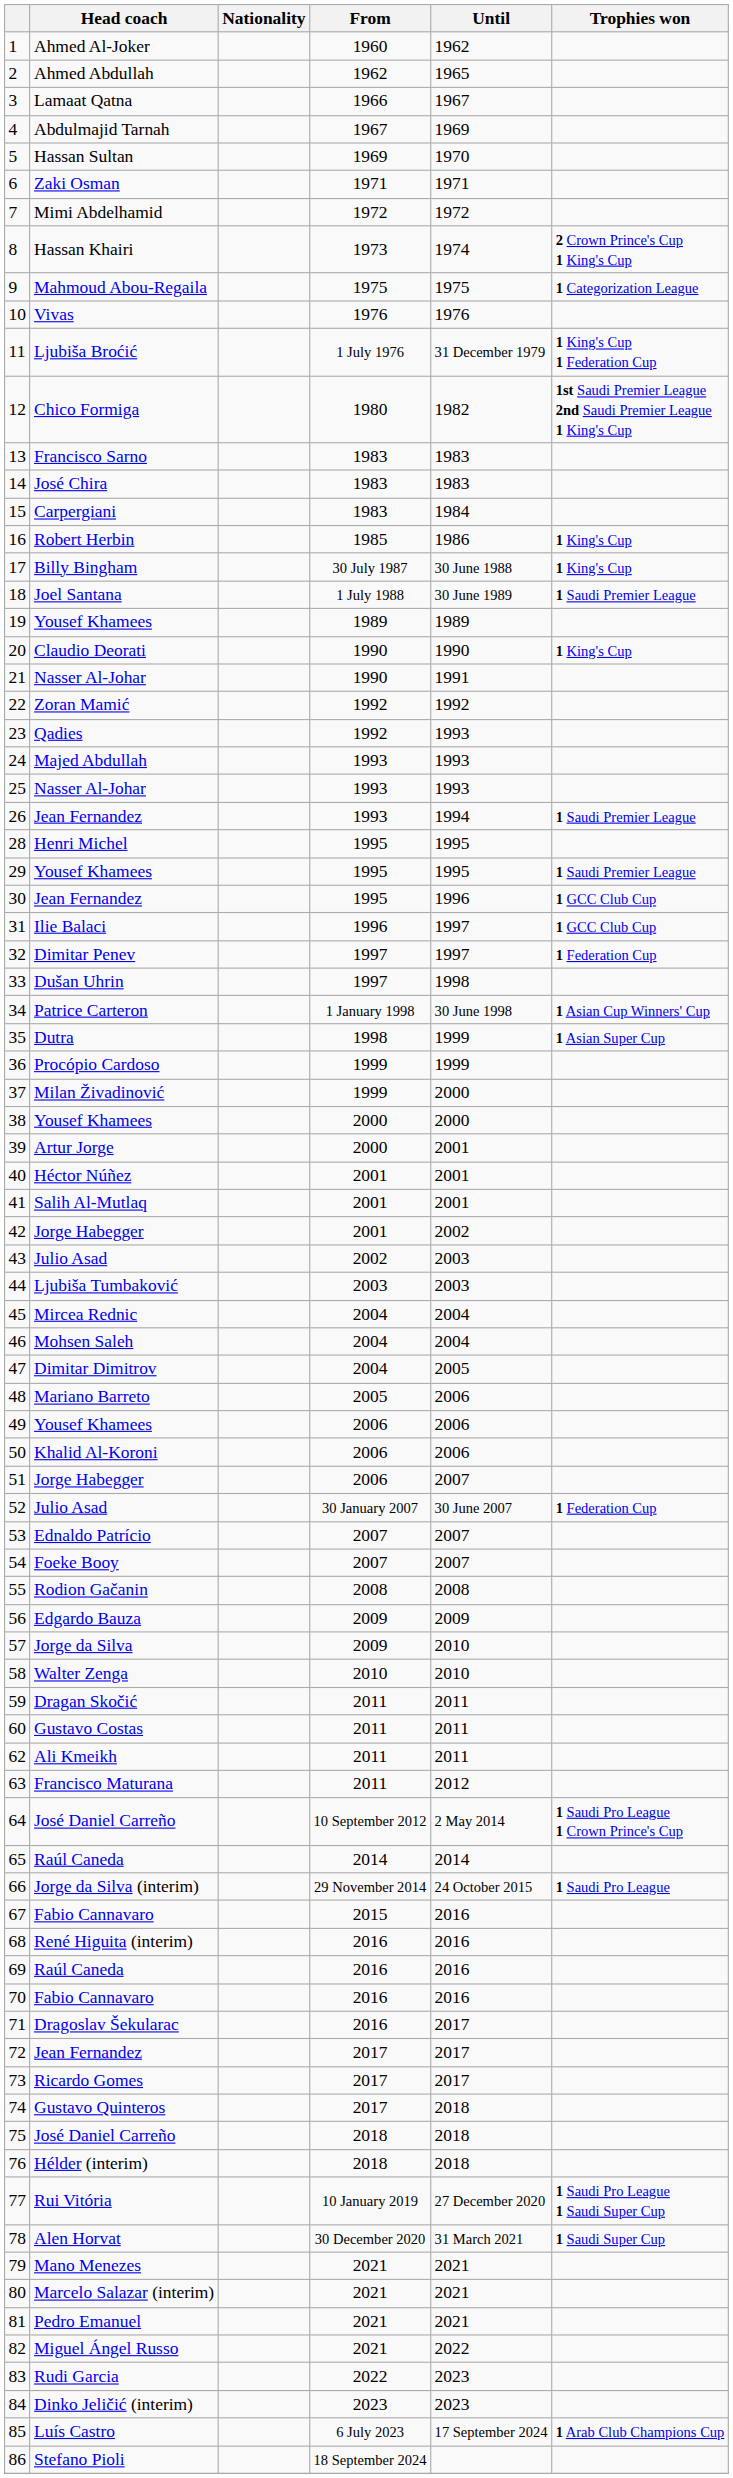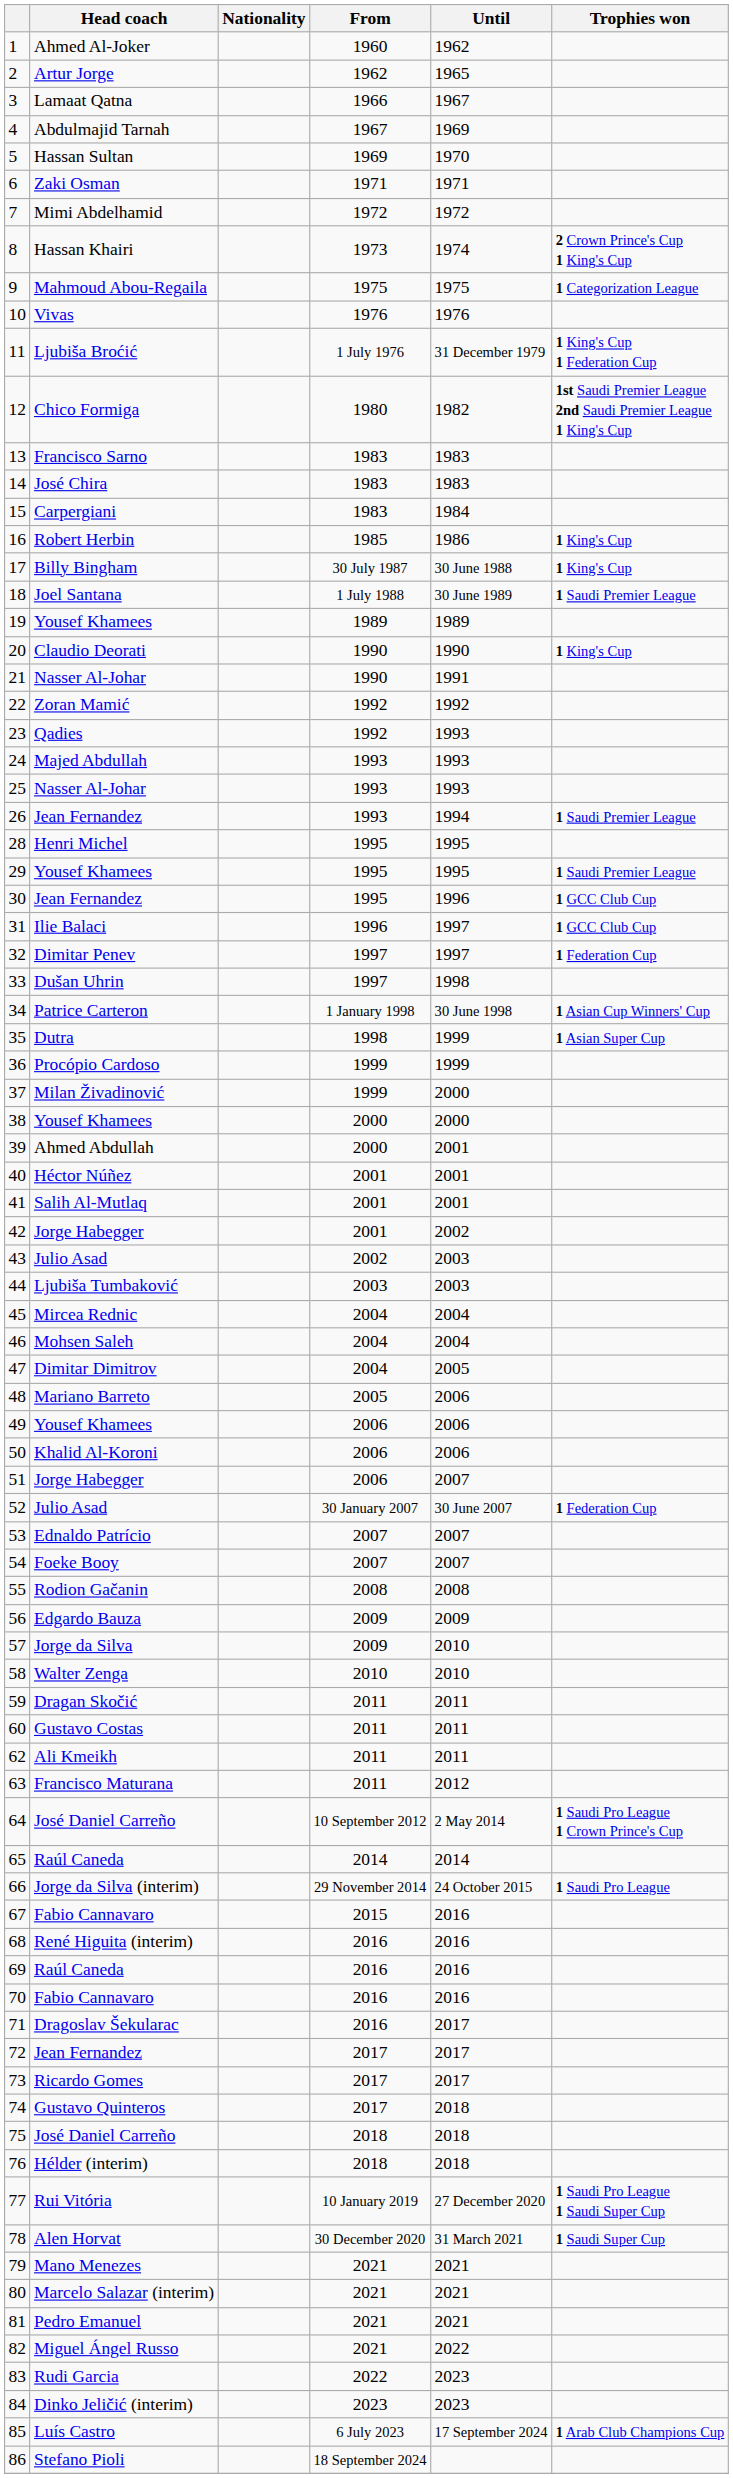(94, 73) Ahmed Abdullah -> (74, 73) Artur Jorge
(74, 1147) Artur Jorge -> (94, 1147) Ahmed Abdullah
